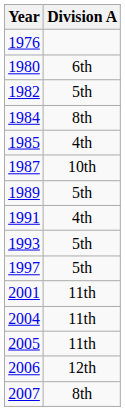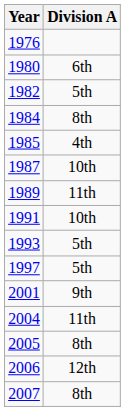(82, 192) 5th -> (82, 192) 11th
(82, 218) 4th -> (82, 218) 10th
(82, 293) 11th -> (82, 293) 9th
(82, 343) 11th -> (82, 343) 8th
